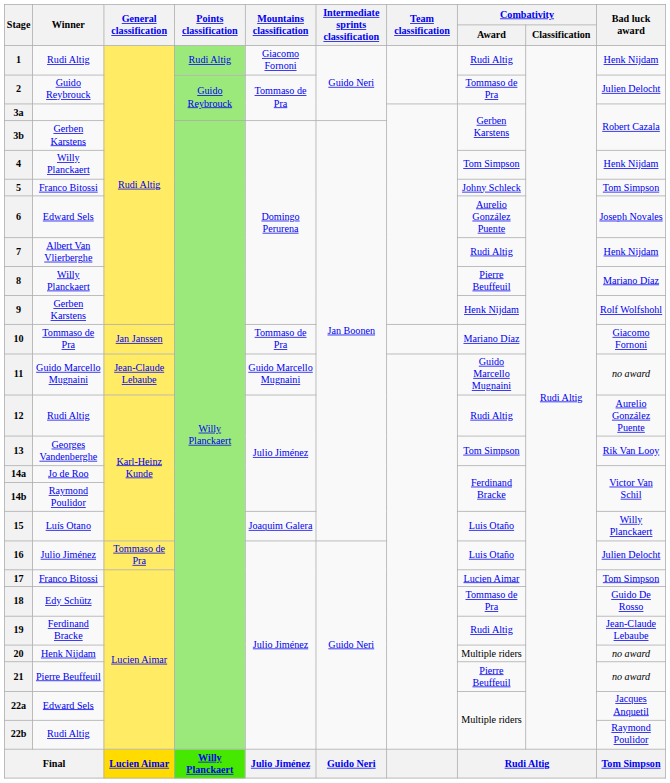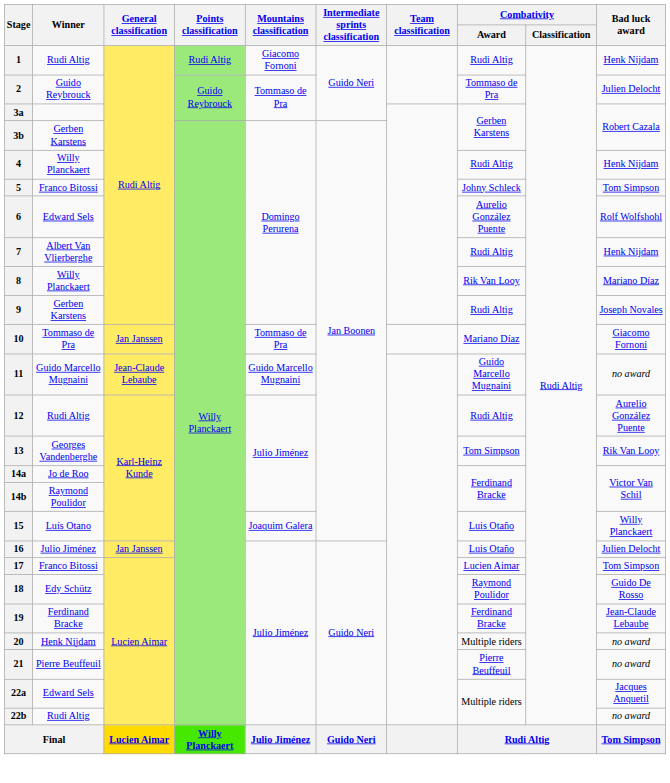(491, 164) Tom Simpson -> (491, 164) Rudi Altig
(631, 217) Joseph Novales -> (631, 217) Rolf Wolfshohl
(491, 281) Pierre Beuffeuil -> (491, 281) Rik Van Looy
(491, 310) Henk Nijdam -> (491, 310) Rudi Altig
(631, 310) Rolf Wolfshohl -> (631, 310) Joseph Novales
(139, 555) Tommaso de Pra -> (139, 549) Jan Janssen
(491, 601) Tommaso de Pra -> (491, 589) Raymond Poulidor
(491, 630) Rudi Altig -> (491, 618) Ferdinand Bracke
(631, 735) Raymond Poulidor -> (631, 716) no award
